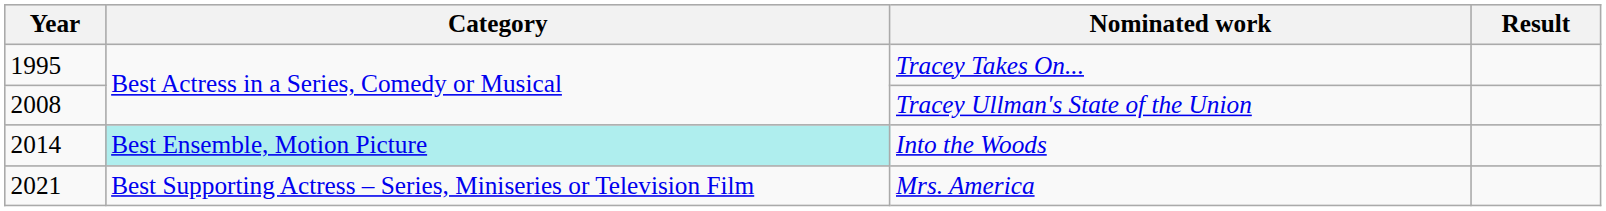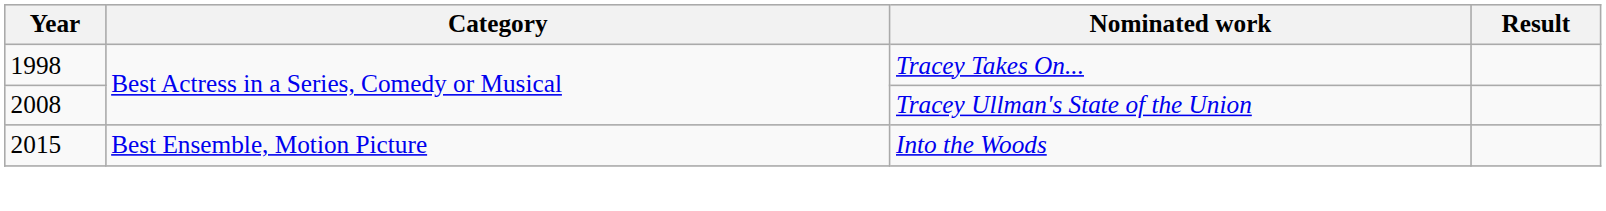(36, 64) 1995 -> (36, 64) 1998
(36, 144) 2014 -> (36, 144) 2015
(269, 144) paleturquoise background -> (269, 144) no background
- row: (965, 184)
